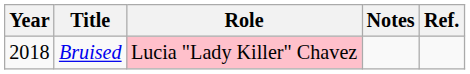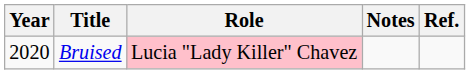(29, 52) 2018 -> (29, 52) 2020
